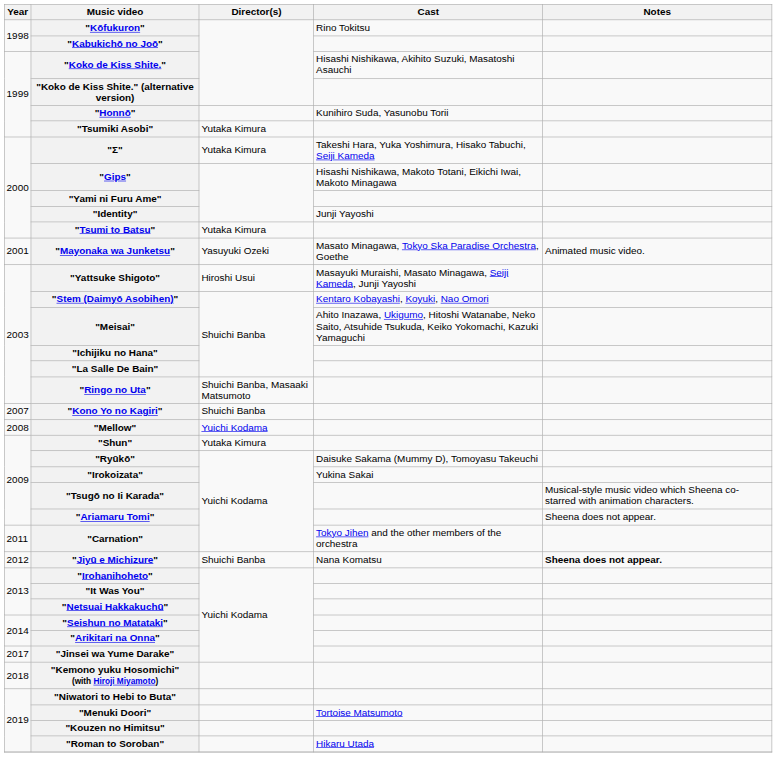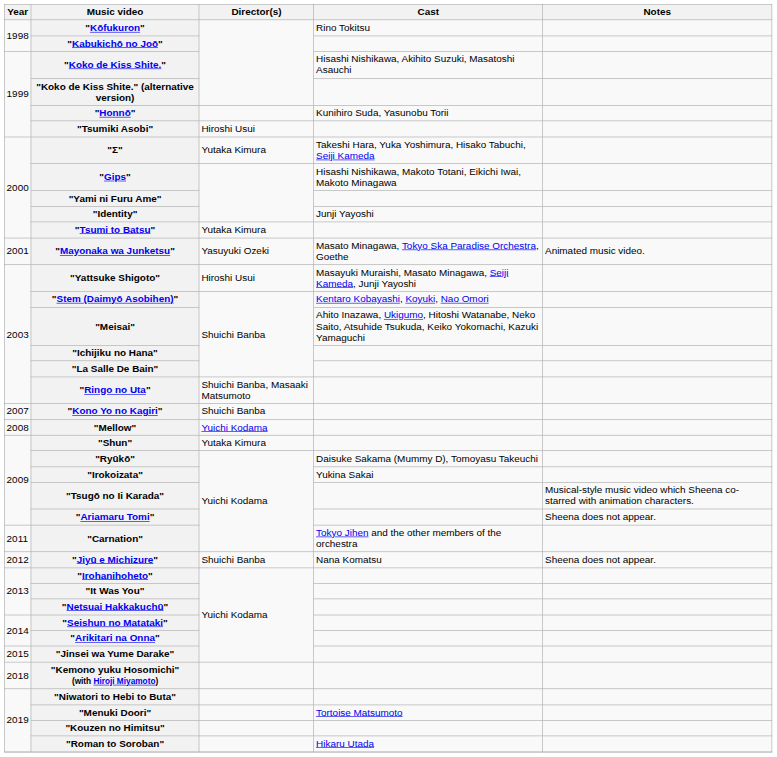(234, 129) Yutaka Kimura -> (228, 129) Hiroshi Usui
(603, 559) bold -> (600, 559) normal
(18, 654) 2017 -> (18, 654) 2015
